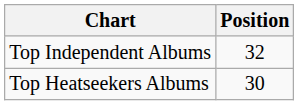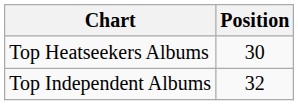rows swapped: (110, 52) <-> (109, 83)
